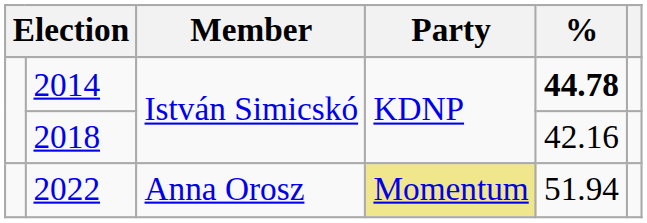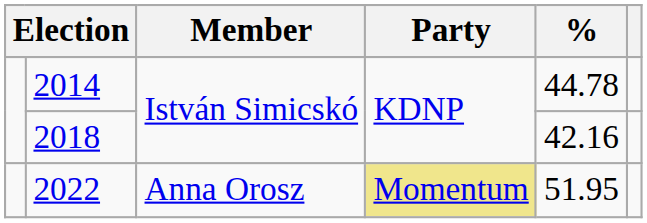(582, 83) bold -> (582, 83) normal
(582, 189) 51.94 -> (582, 189) 51.95
